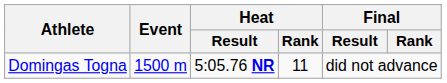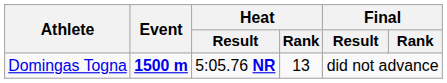(161, 66) normal -> (161, 66) bold
(300, 66) 11 -> (301, 66) 13
